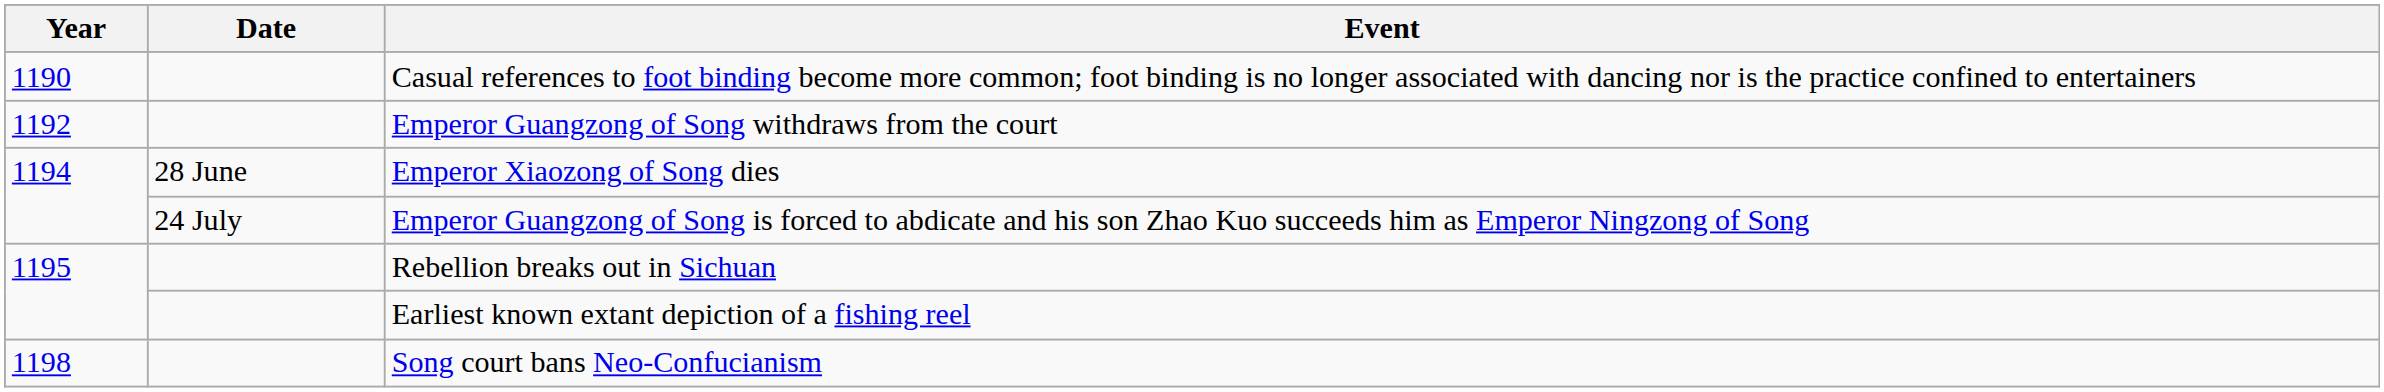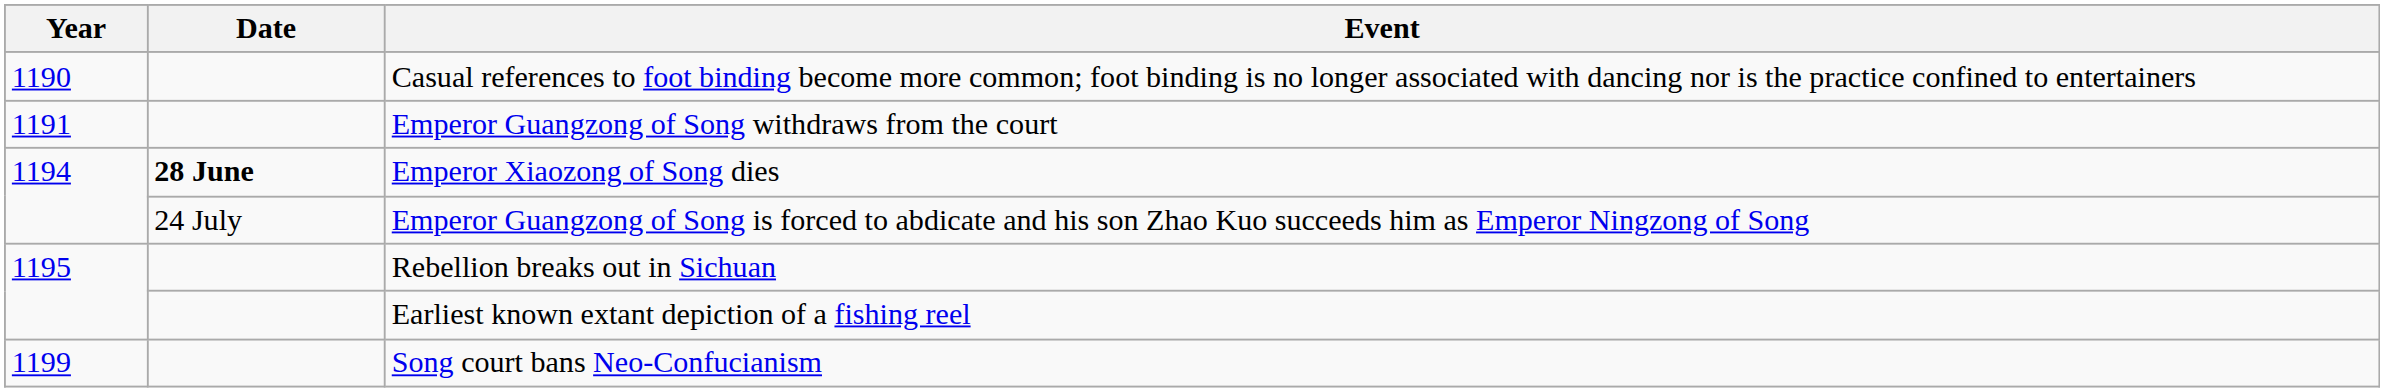(41, 123) 1192 -> (41, 123) 1191
(201, 171) normal -> (204, 171) bold
(41, 362) 1198 -> (41, 362) 1199
